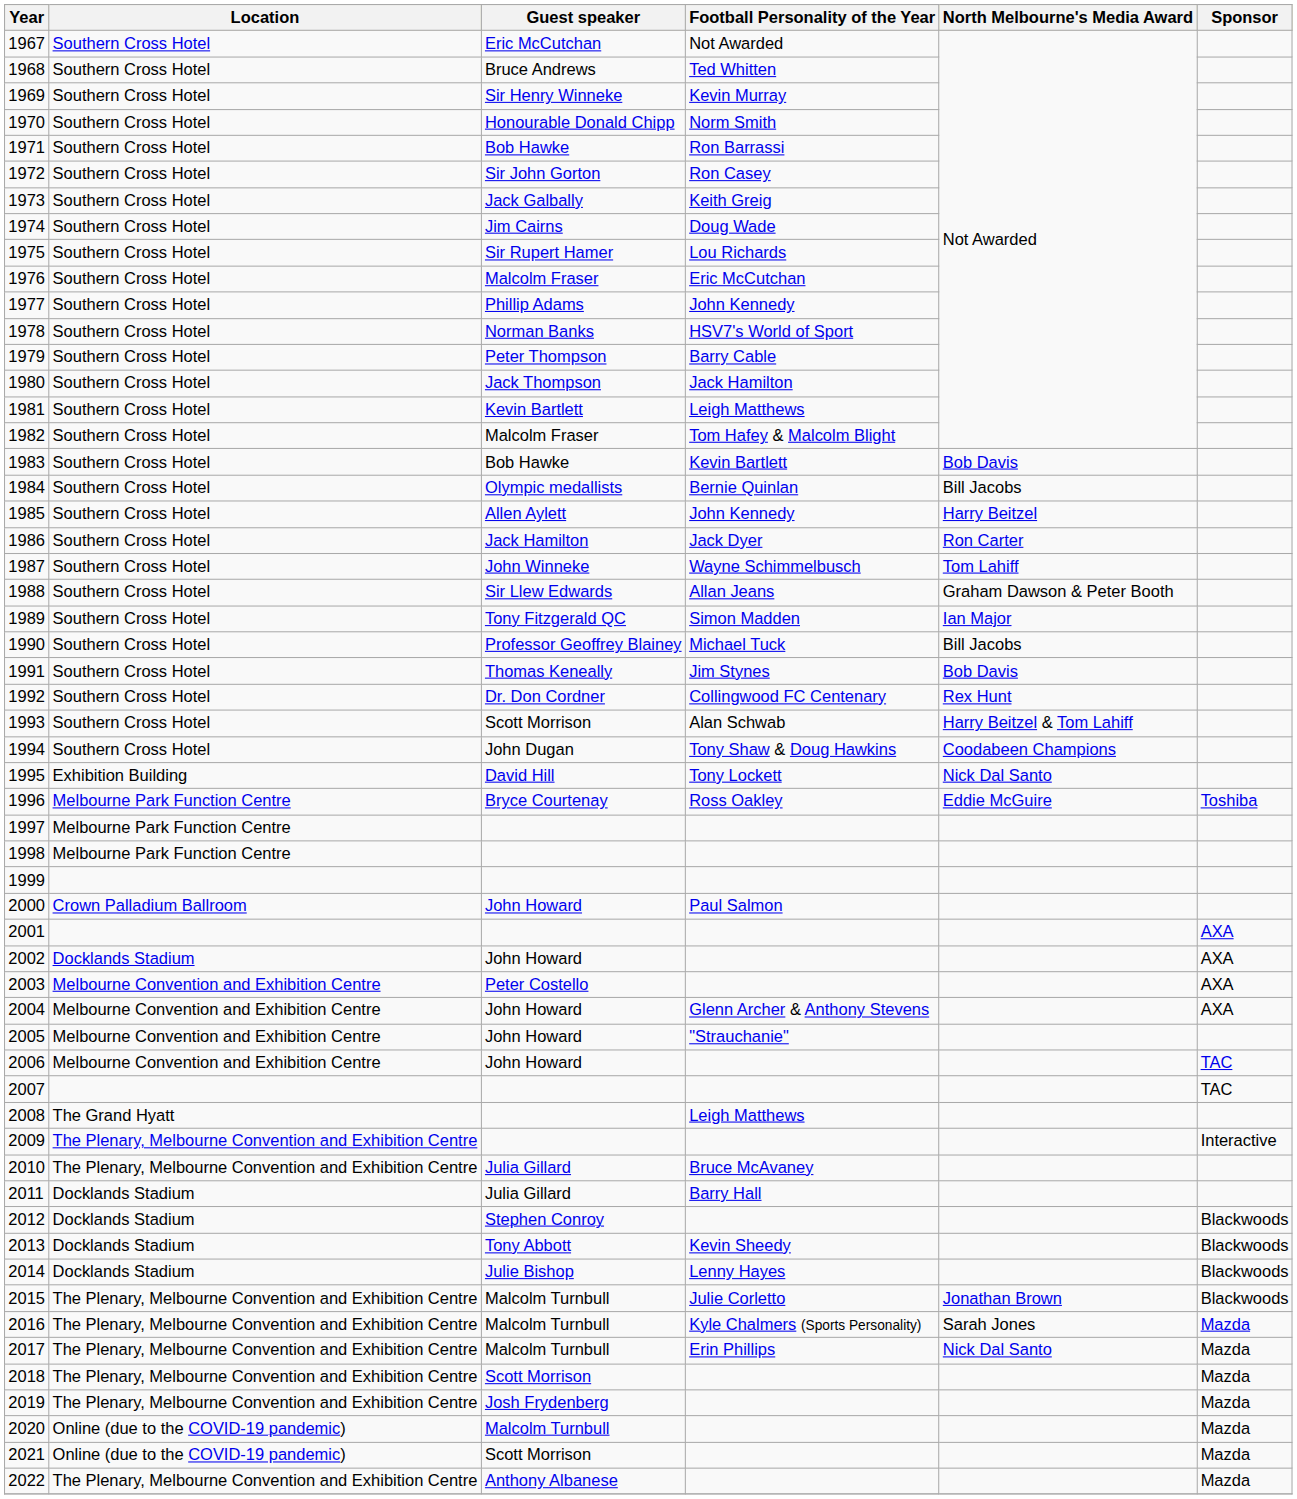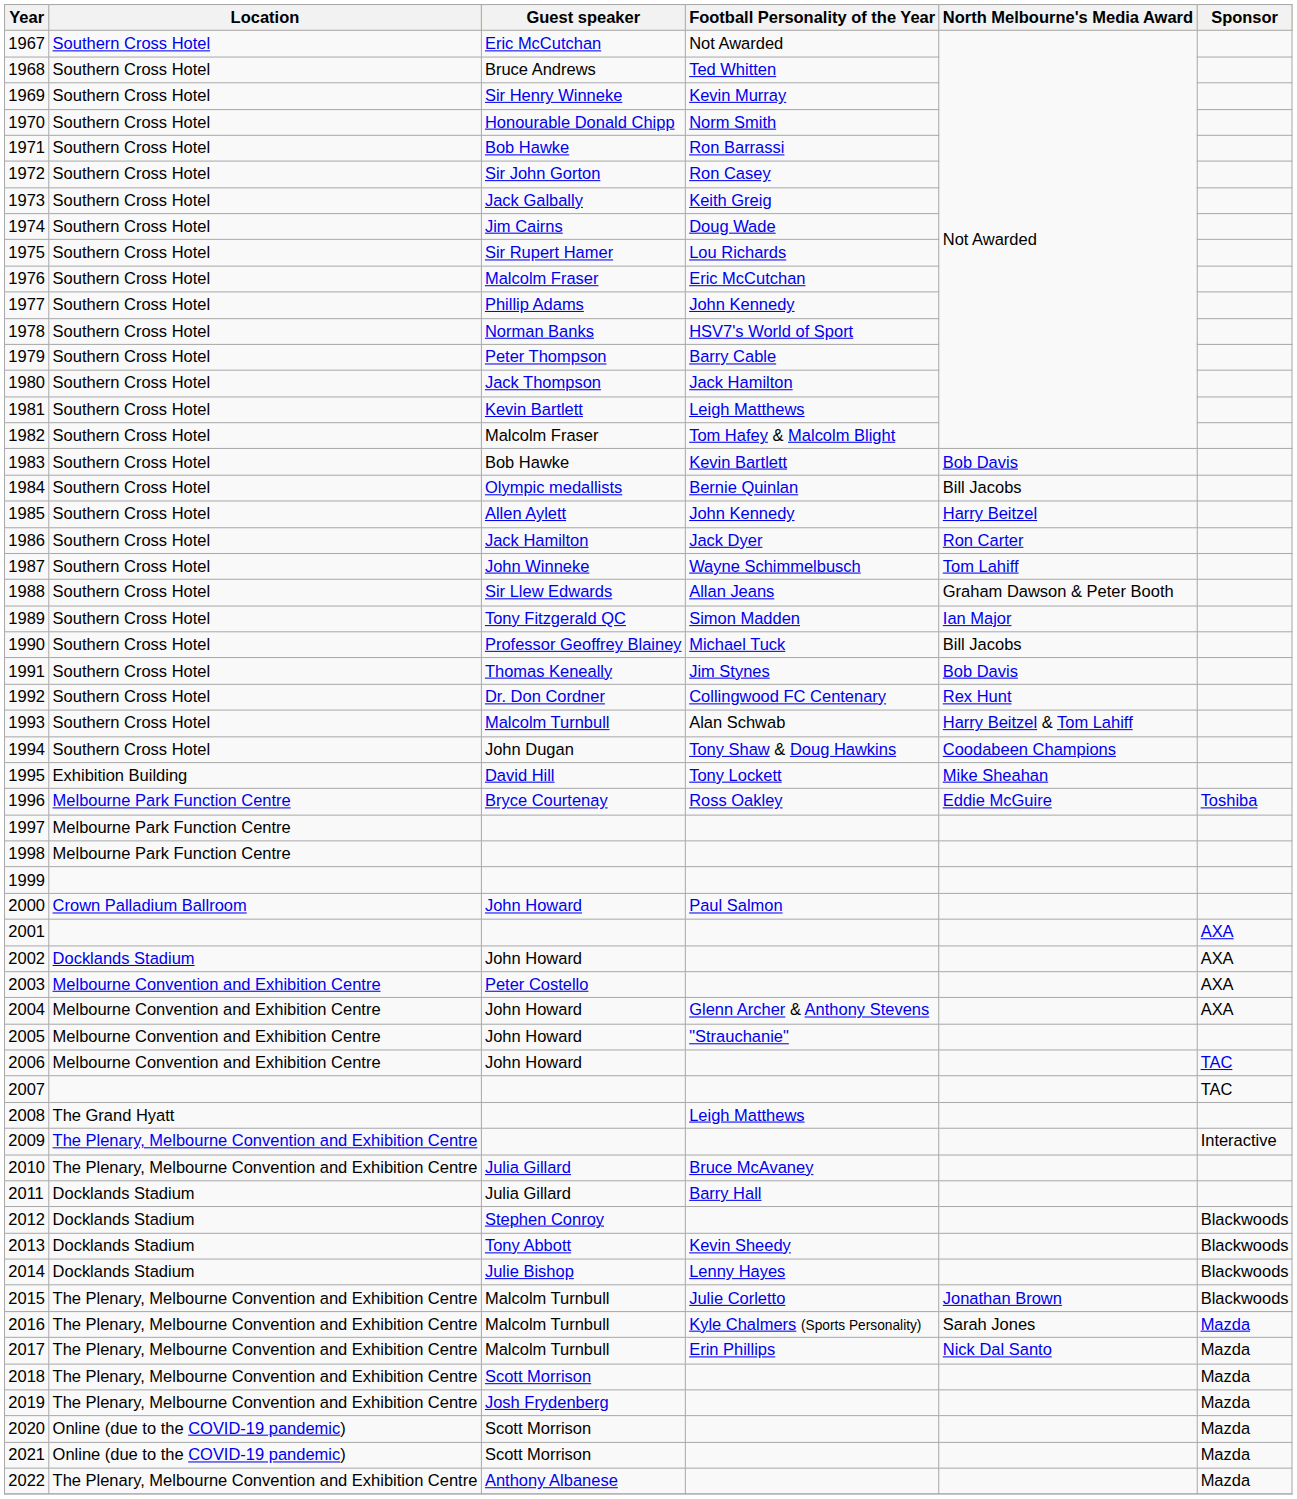(538, 723) Scott Morrison -> (547, 723) Malcolm Turnbull
(997, 775) Nick Dal Santo -> (995, 775) Mike Sheahan
(547, 1428) Malcolm Turnbull -> (538, 1428) Scott Morrison
